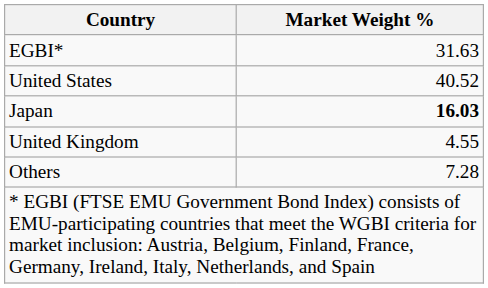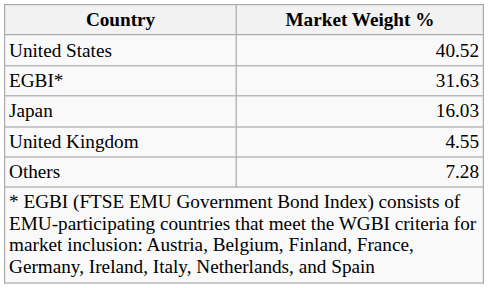rows swapped: (60, 80) <-> (36, 50)
(457, 111) bold -> (457, 111) normal
